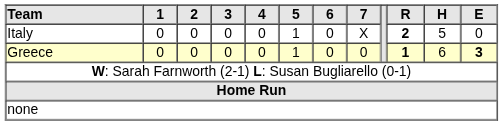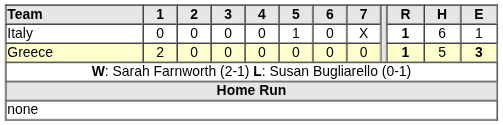(405, 33) 2 -> (405, 33) 1
(442, 33) 5 -> (442, 33) 6
(479, 33) 0 -> (479, 33) 1
(160, 52) 0 -> (160, 52) 2
(296, 52) 1 -> (296, 52) 0
(442, 52) 6 -> (442, 52) 5
